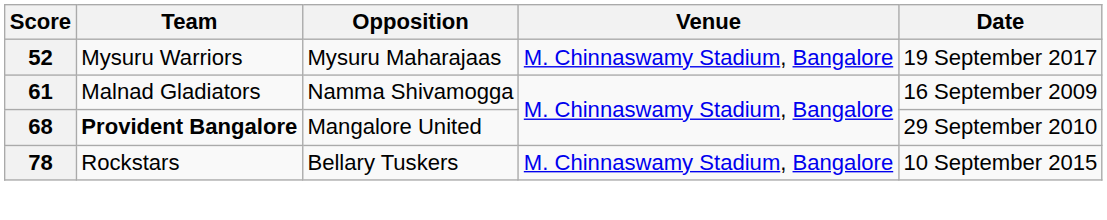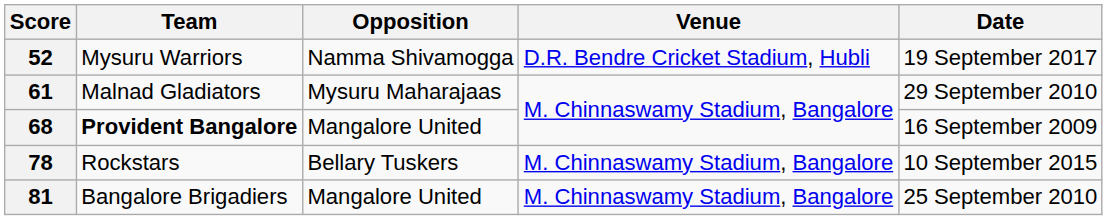(404, 57) Mysuru Maharajaas -> (411, 57) Namma Shivamogga
(709, 57) M. Chinnaswamy Stadium, Bangalore -> (697, 57) D.R. Bendre Cricket Stadium, Hubli
(411, 92) Namma Shivamogga -> (404, 92) Mysuru Maharajaas
(1000, 92) 16 September 2009 -> (1000, 92) 29 September 2010
(1000, 127) 29 September 2010 -> (1000, 127) 16 September 2009
+ row: (40, 197)
